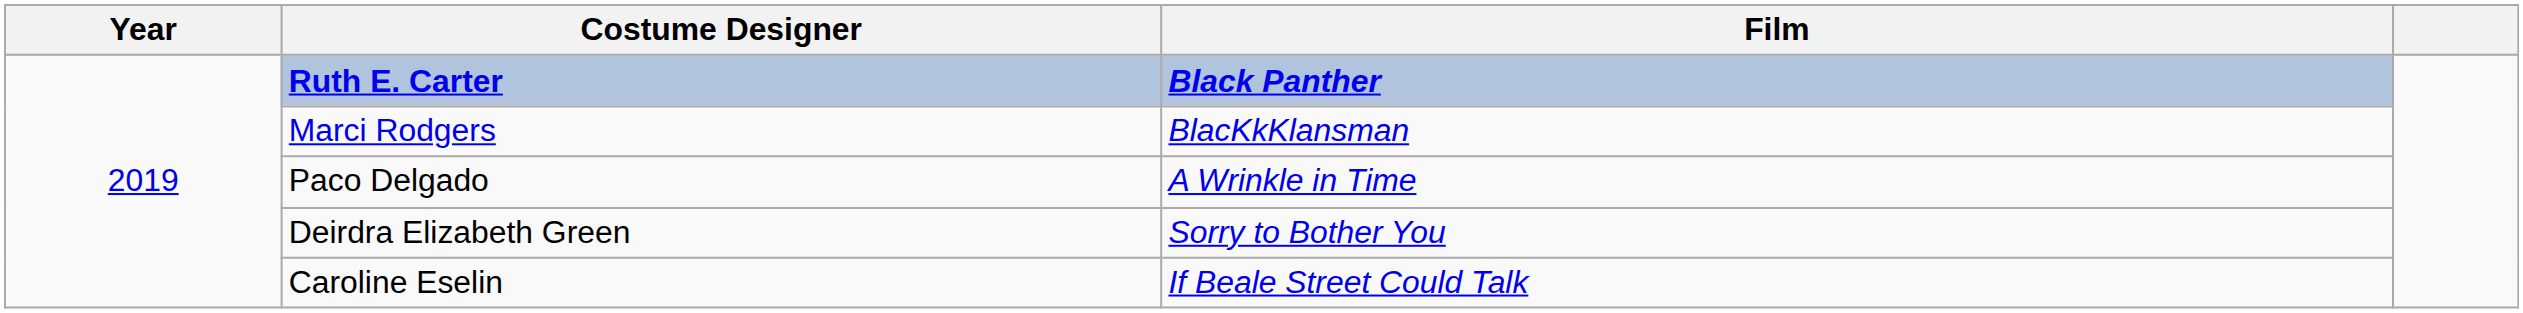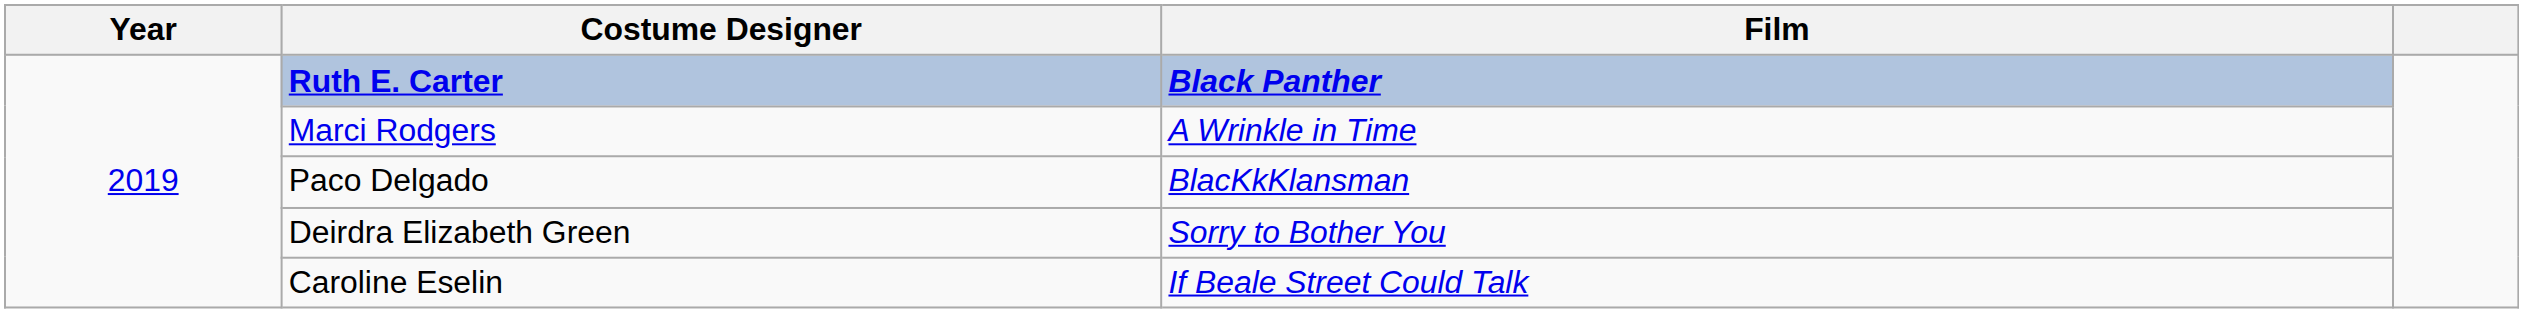(1289, 130) BlacKkKlansman -> (1292, 130) A Wrinkle in Time
(1292, 181) A Wrinkle in Time -> (1289, 181) BlacKkKlansman
